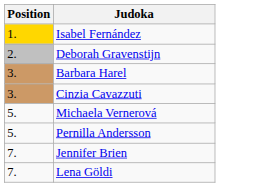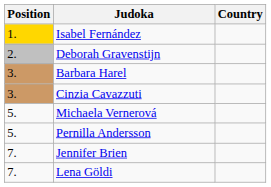+ column: (240, 14)
